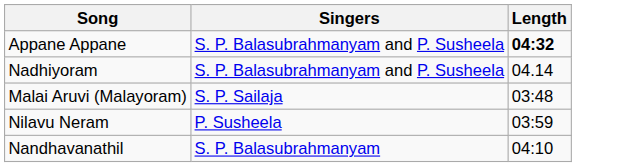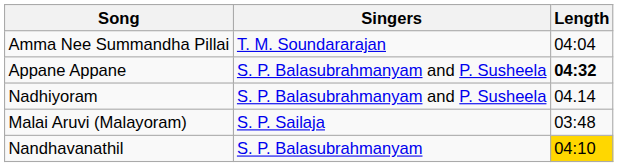+ row: (119, 44)
- row: (59, 123)
(533, 149) no background -> (575, 149) gold background
